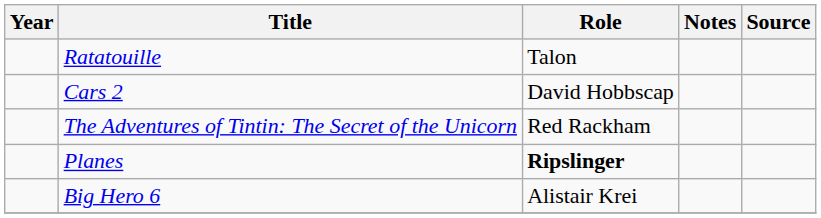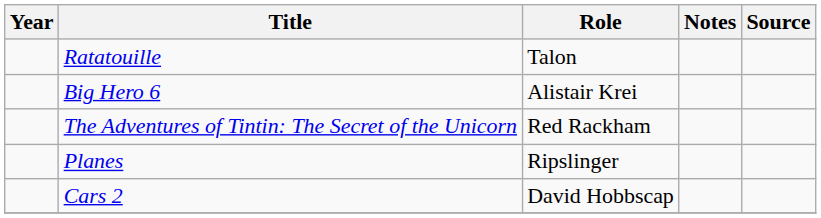rows swapped: (93, 91) <-> (112, 195)
(576, 160) bold -> (573, 160) normal
